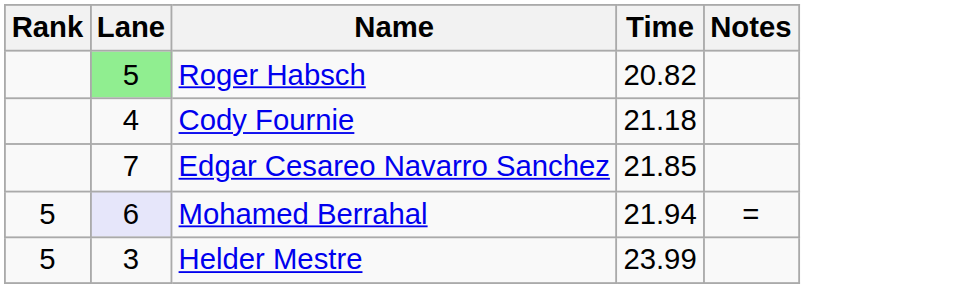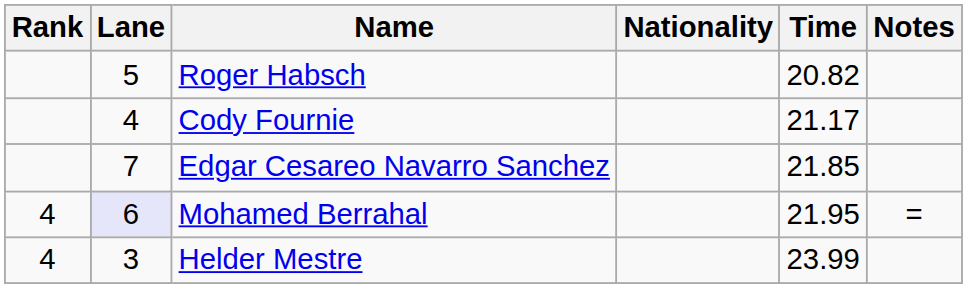+ column: (698, 27)
(131, 74) lightgreen background -> (131, 74) no background
(660, 120) 21.18 -> (823, 120) 21.17
(47, 213) 5 -> (47, 213) 4
(660, 213) 21.94 -> (823, 213) 21.95
(47, 259) 5 -> (47, 259) 4
